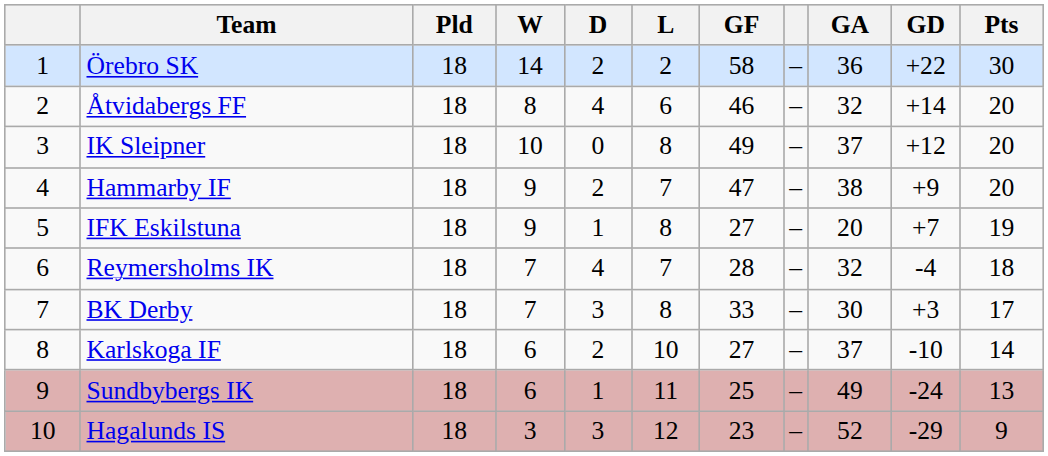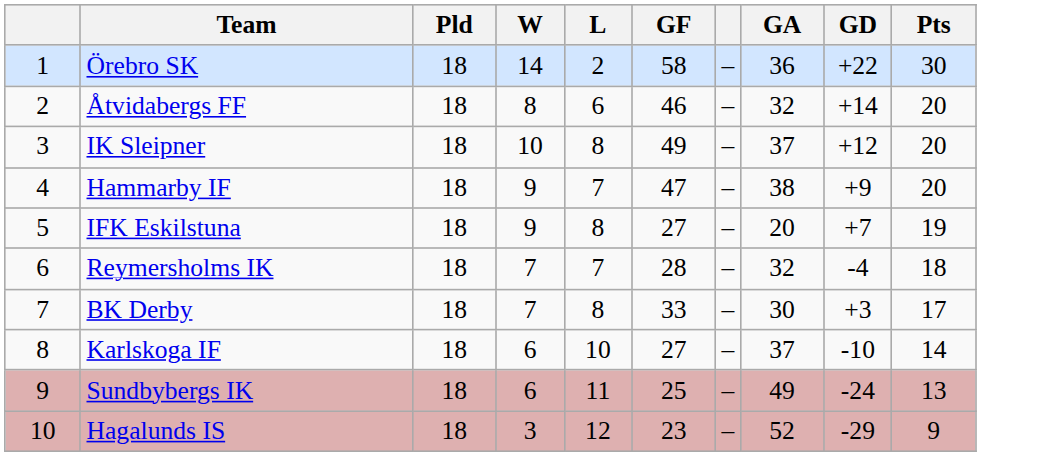- column: (598, 24)
